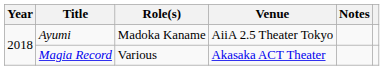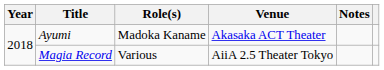(272, 34) AiiA 2.5 Theater Tokyo -> (269, 34) Akasaka ACT Theater
(269, 55) Akasaka ACT Theater -> (272, 55) AiiA 2.5 Theater Tokyo
